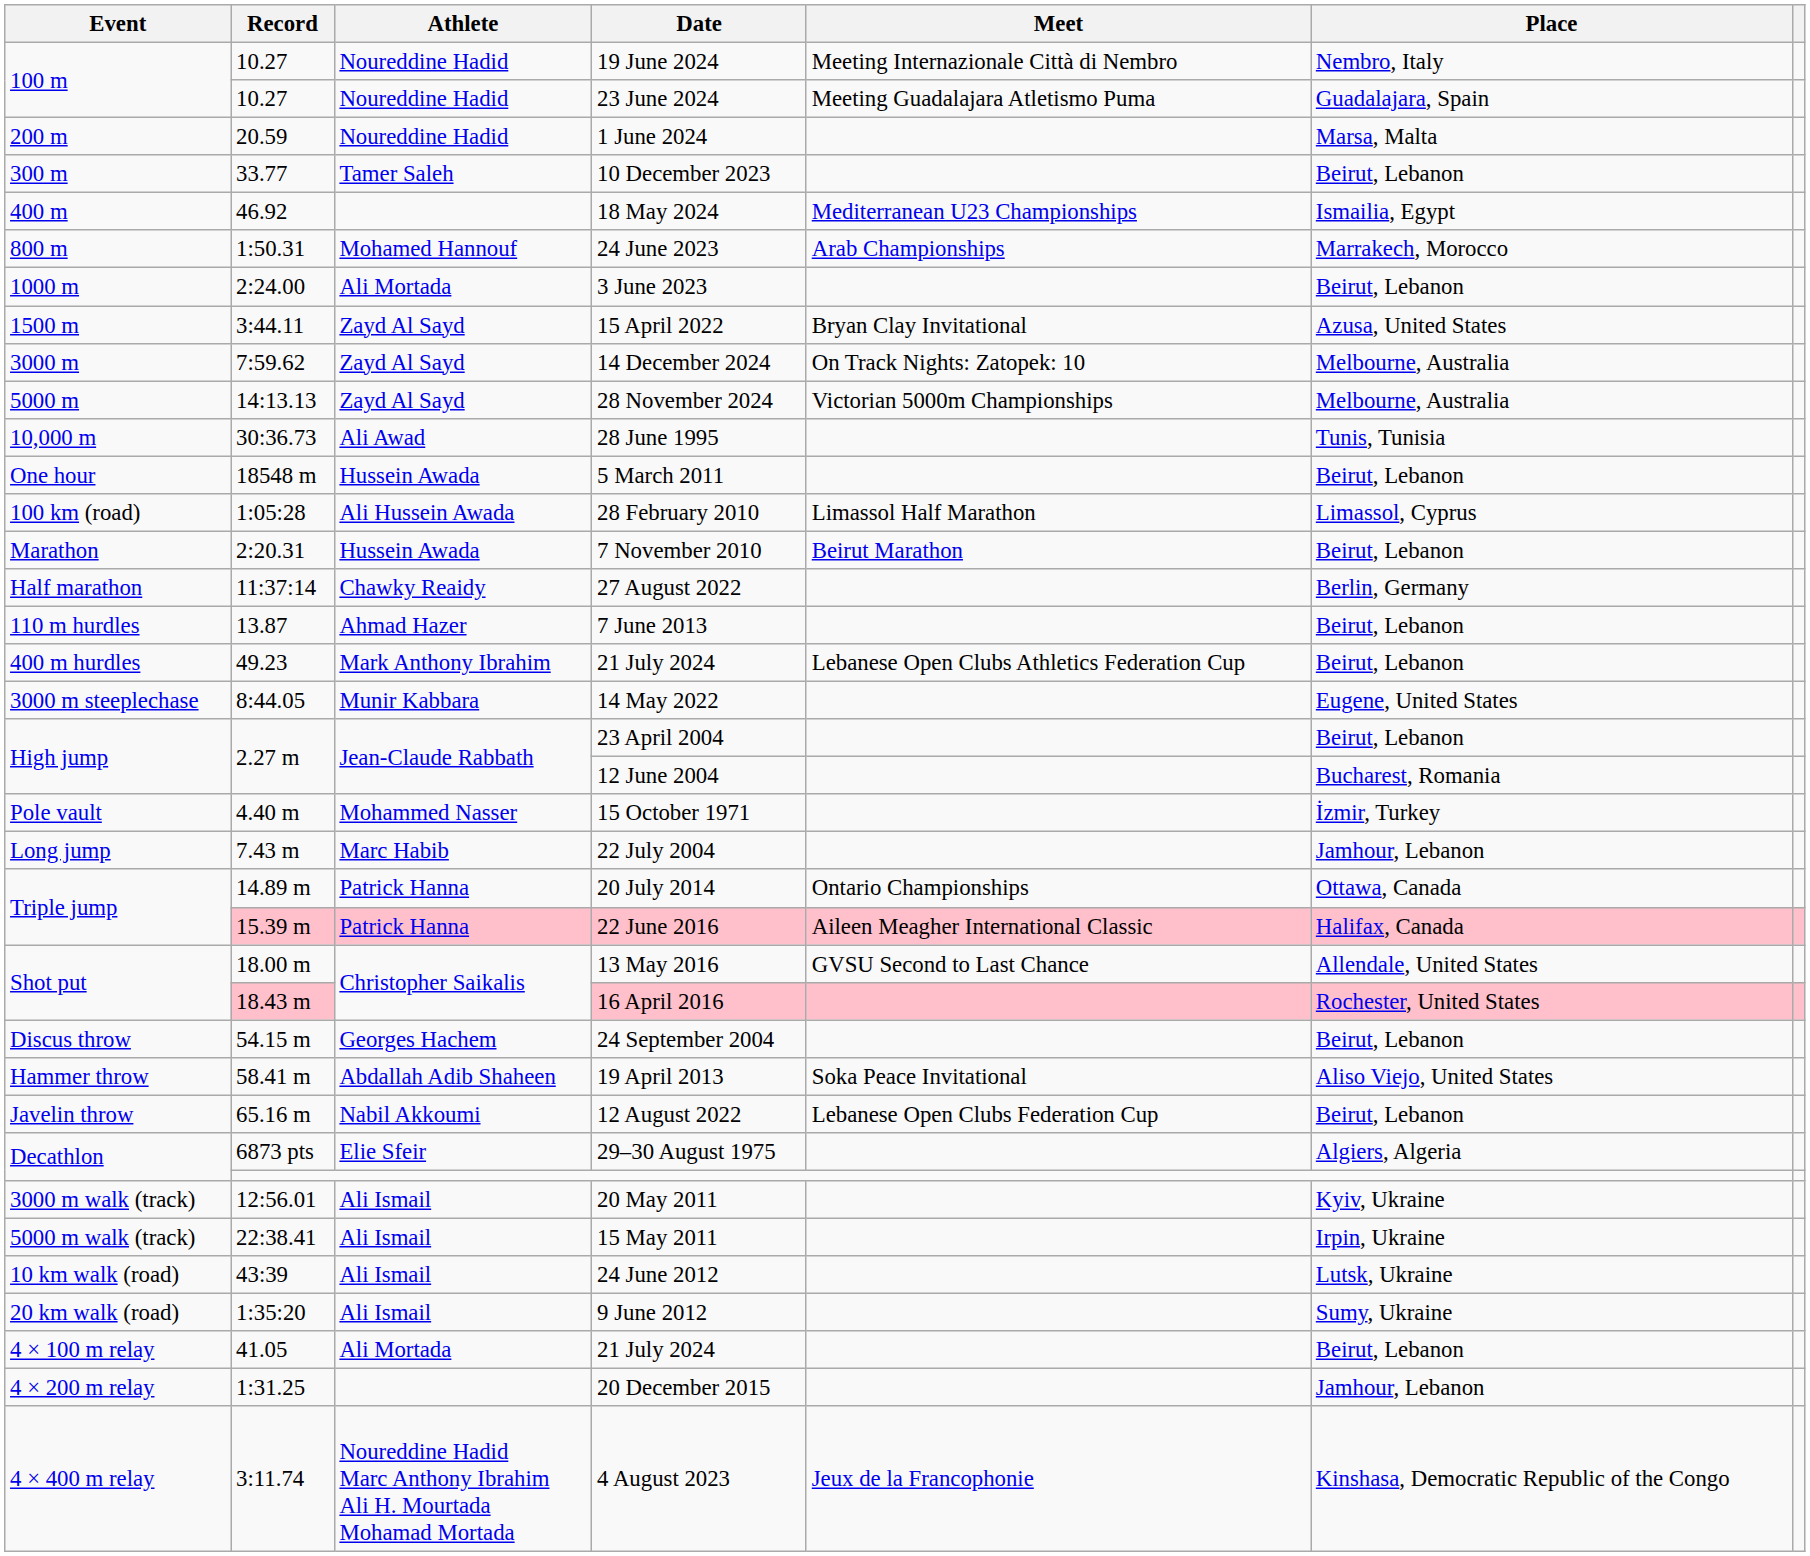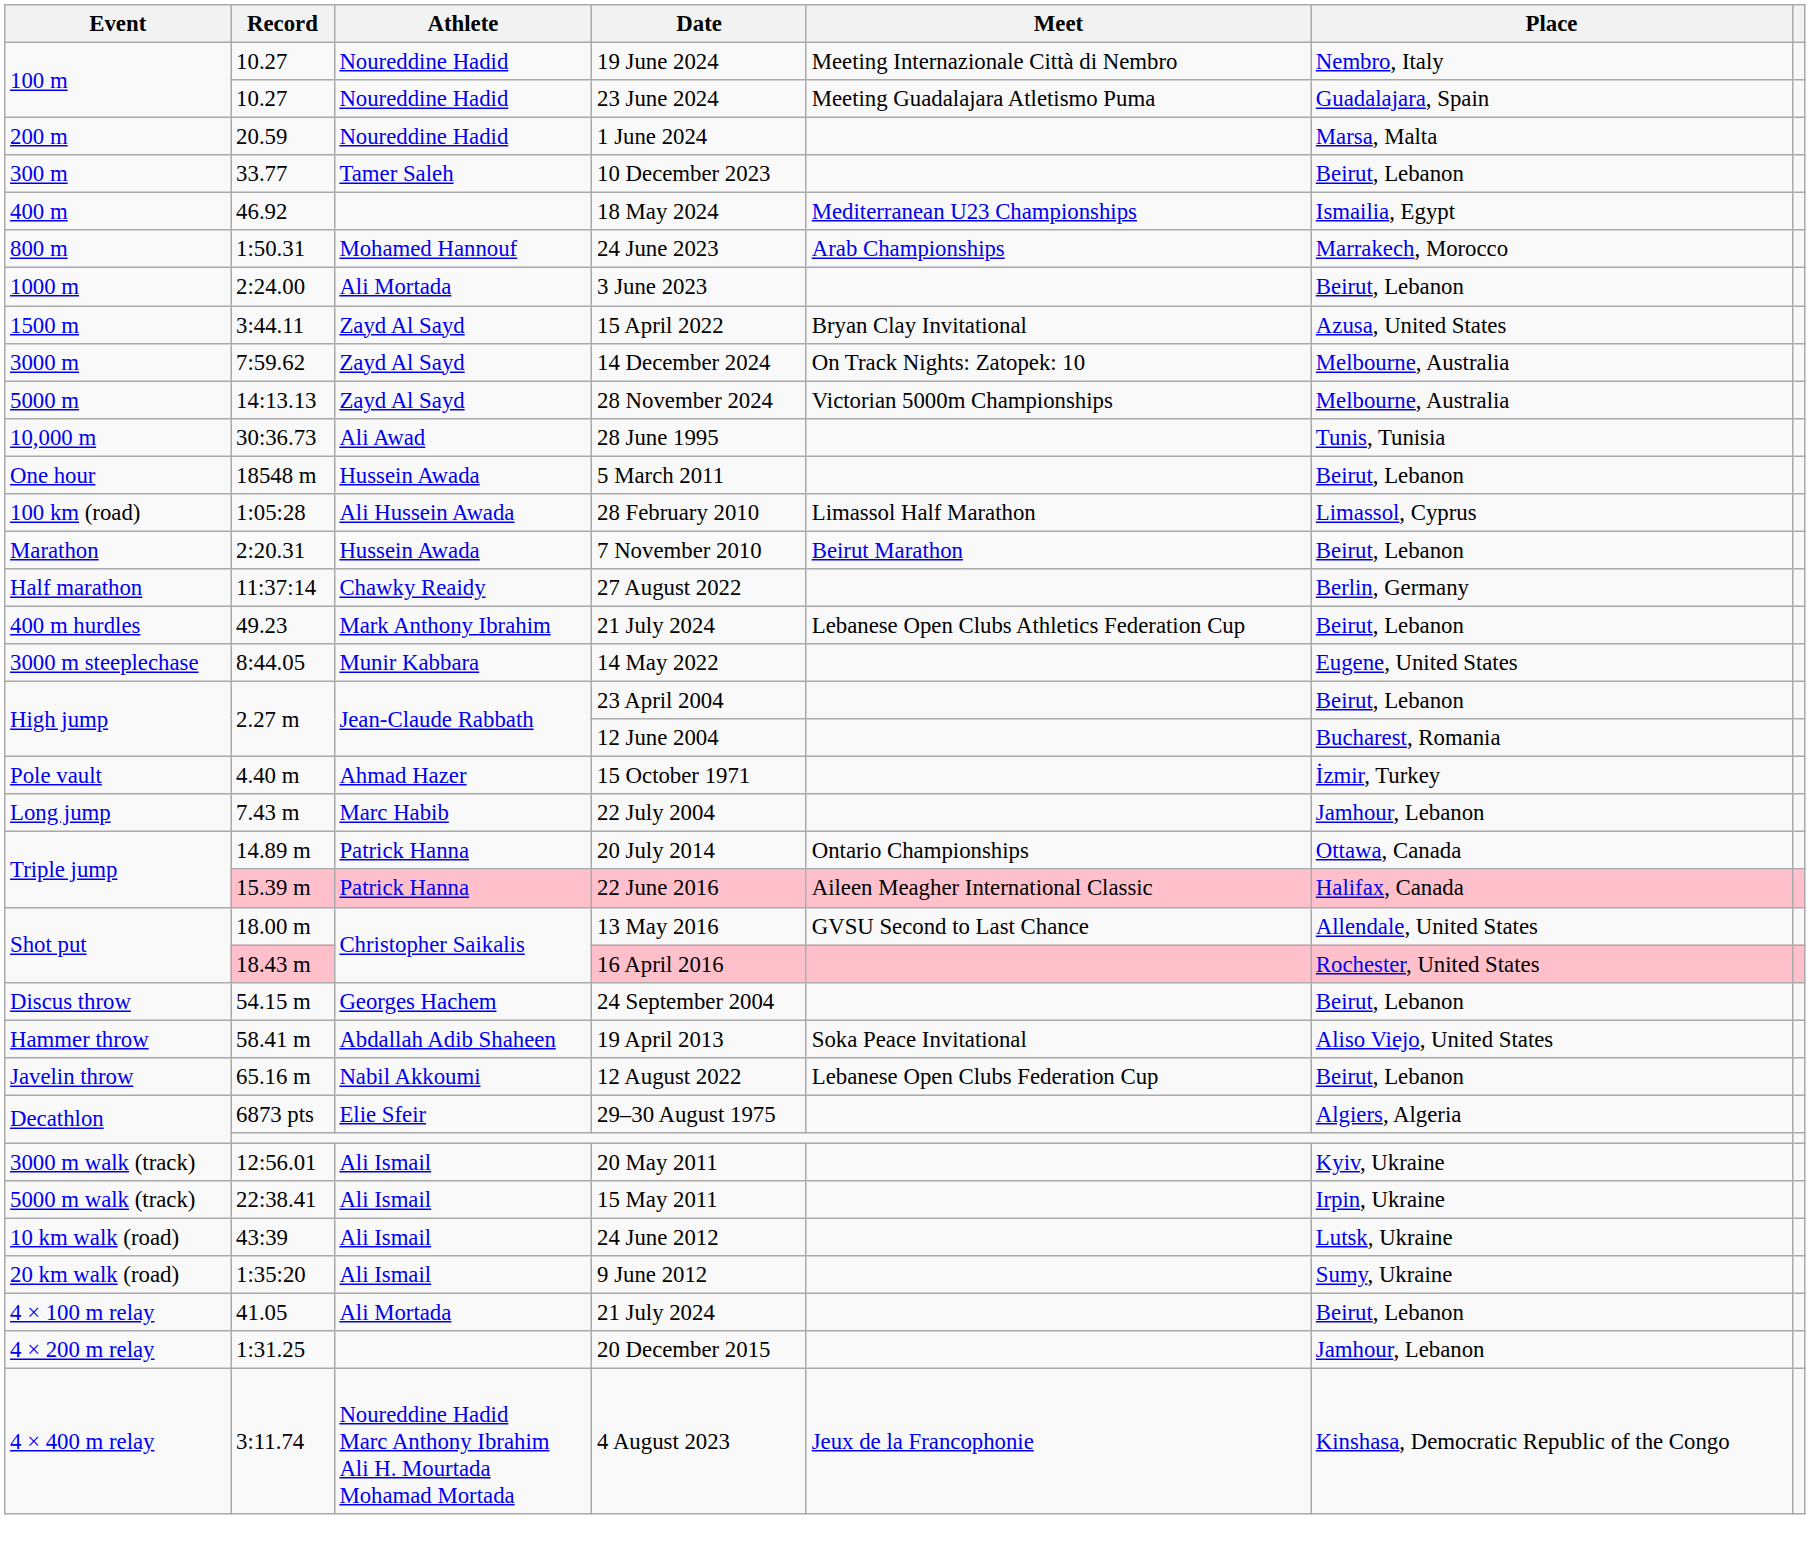- row: (262, 624)
(428, 812) Mohammed Nasser -> (403, 775) Ahmad Hazer
